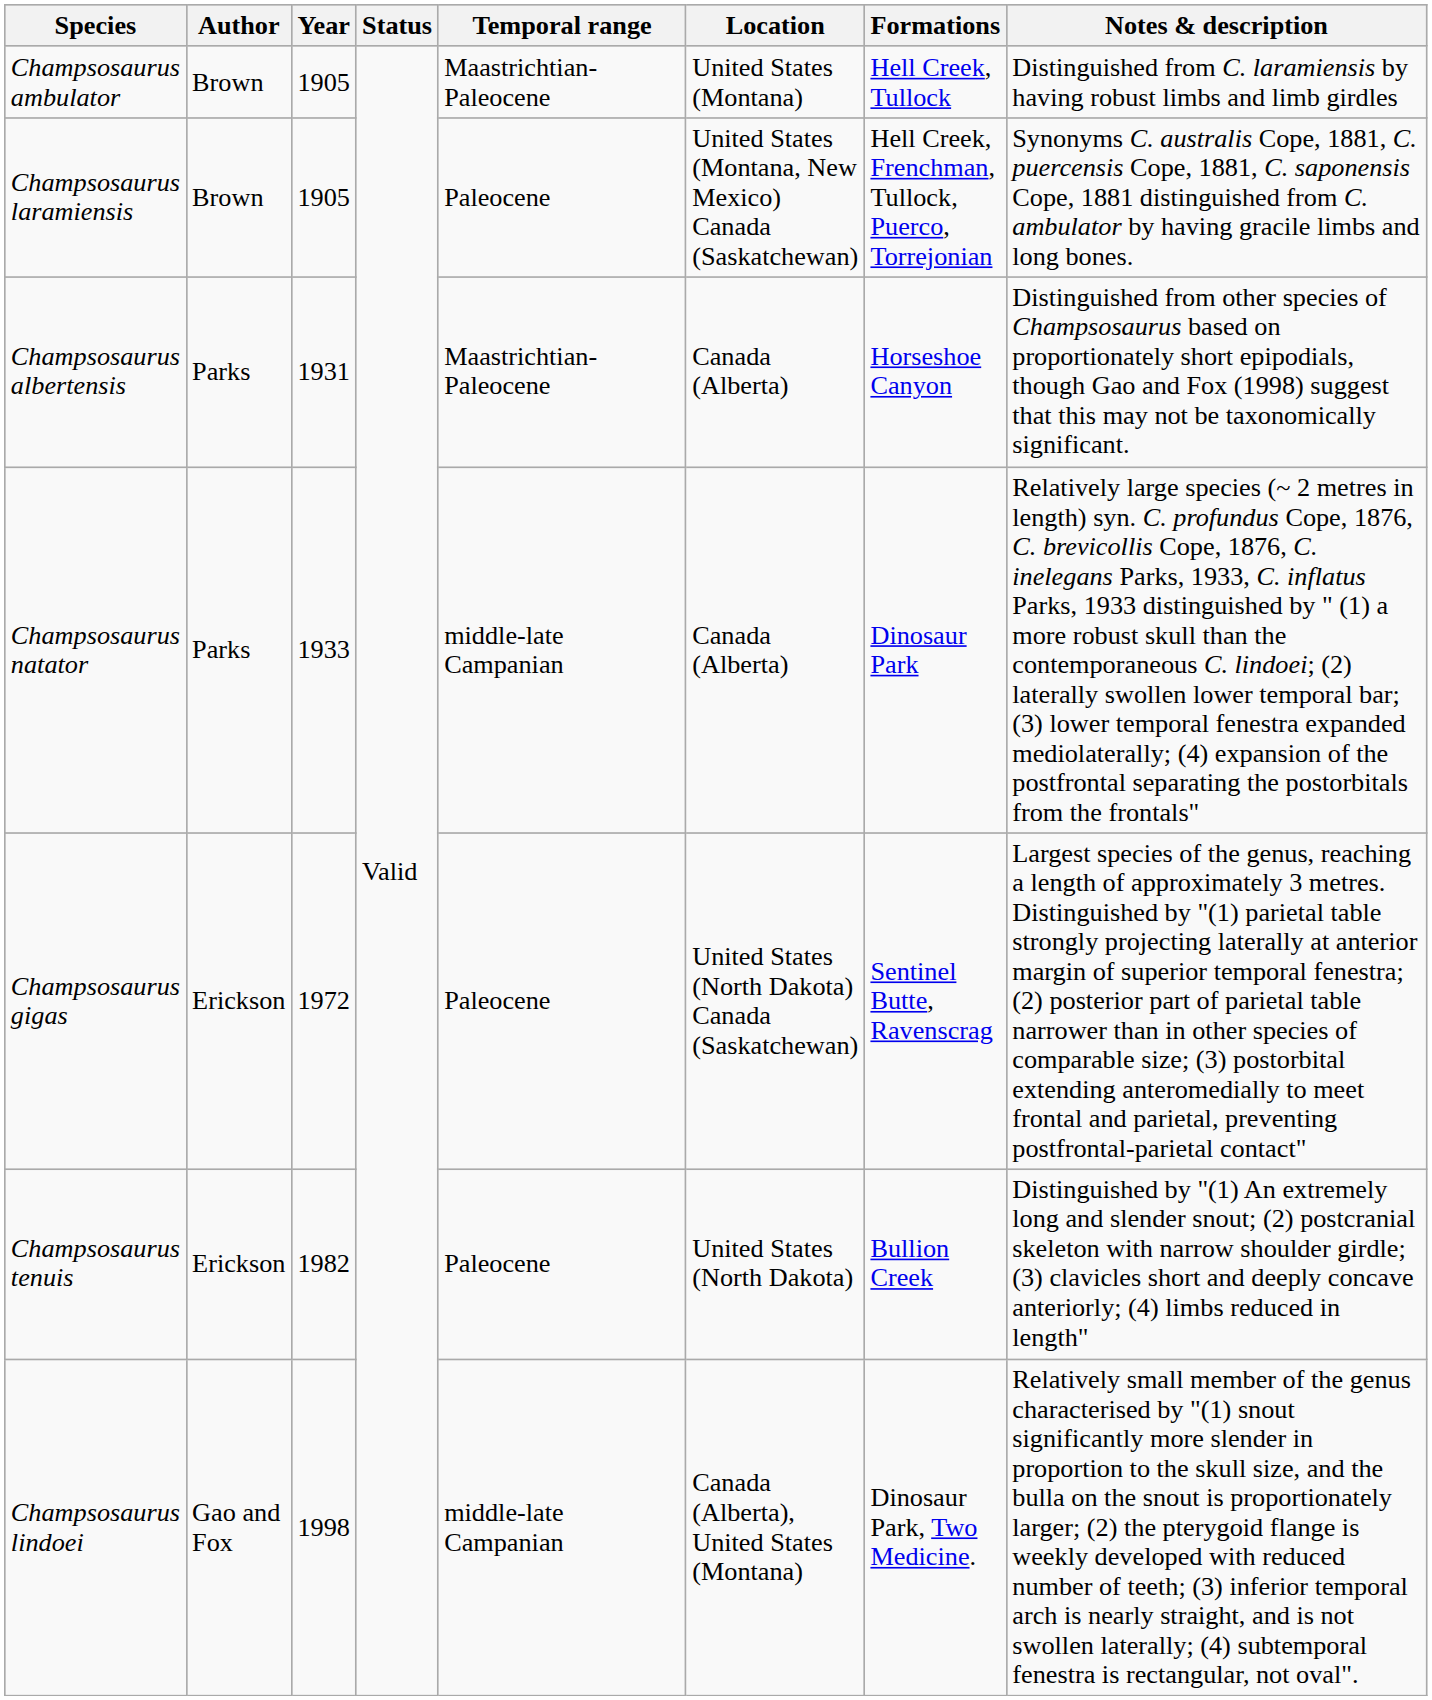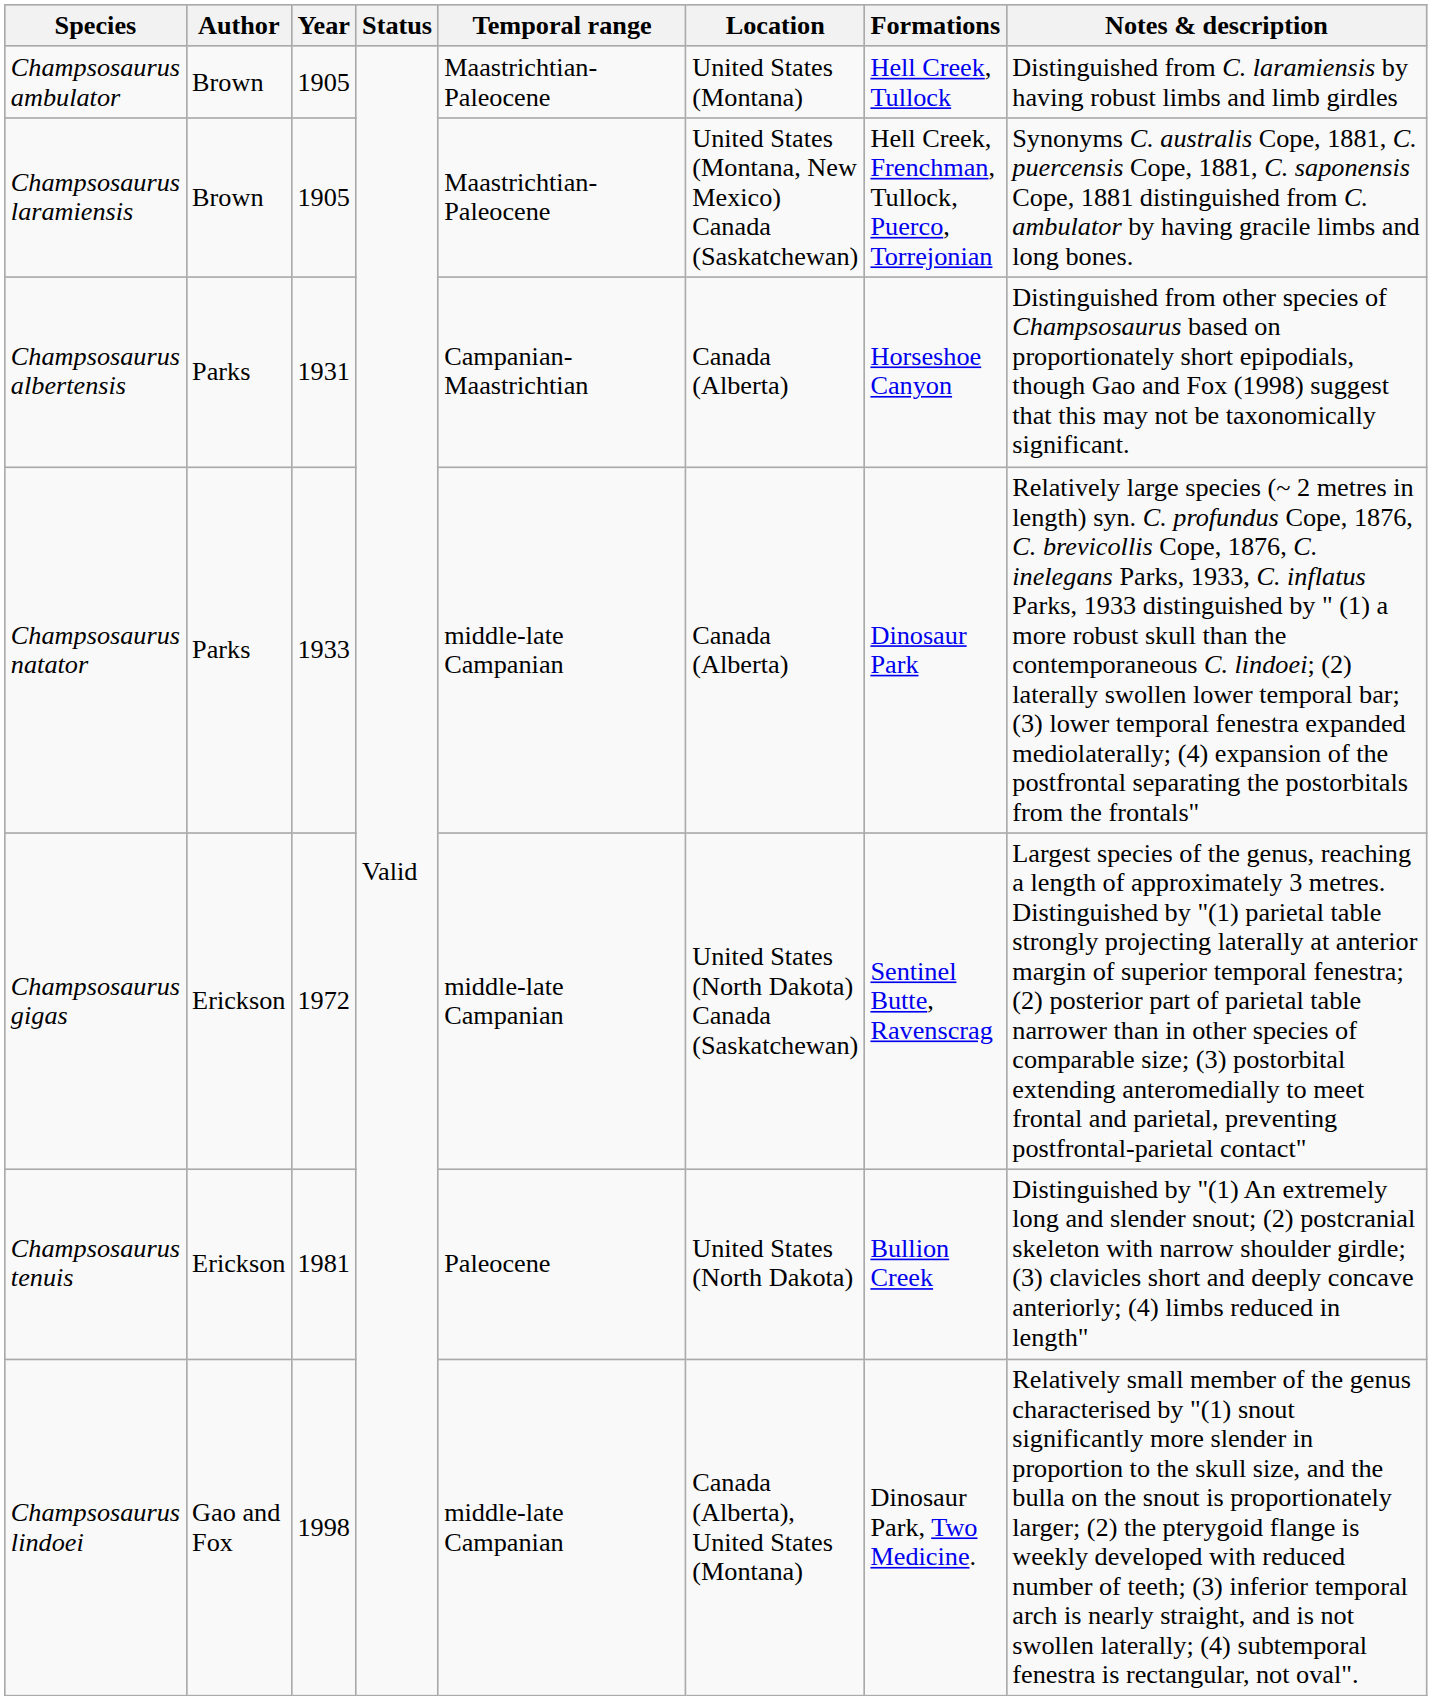(497, 197) Paleocene -> (521, 197) Maastrichtian-Paleocene
(521, 371) Maastrichtian-Paleocene -> (516, 371) Campanian-Maastrichtian
(497, 1000) Paleocene -> (504, 1000) middle-late Campanian
(324, 1263) 1982 -> (324, 1263) 1981
